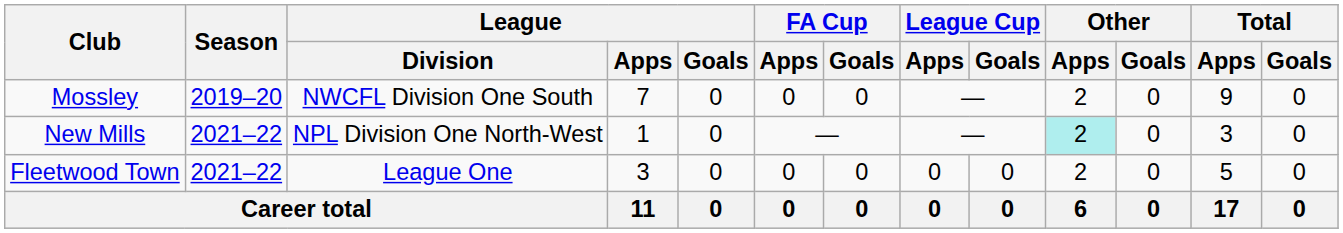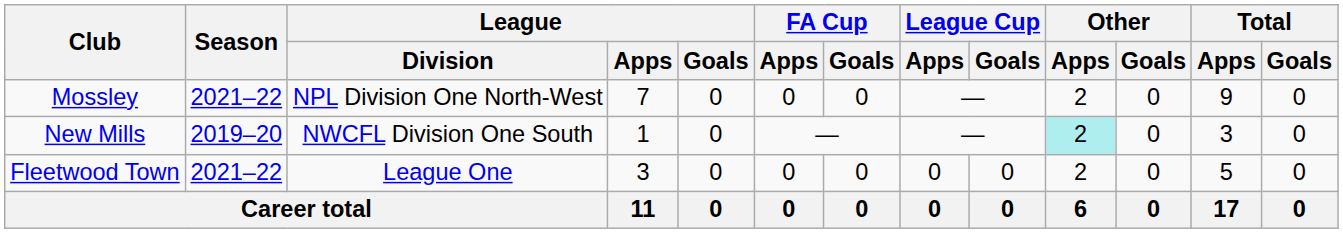(236, 97) 2019–20 -> (236, 97) 2021–22
(448, 97) NWCFL Division One South -> (448, 97) NPL Division One North-West
(236, 135) 2021–22 -> (236, 135) 2019–20
(448, 135) NPL Division One North-West -> (448, 135) NWCFL Division One South
